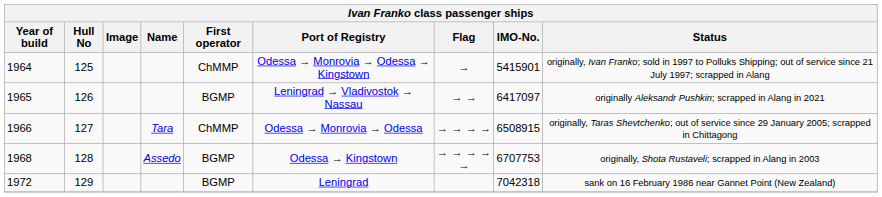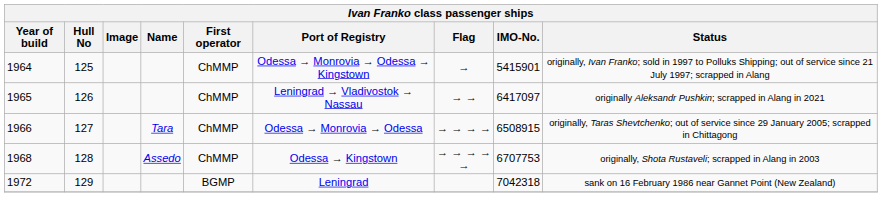(218, 98) BGMP -> (218, 98) ChMMP
(218, 158) BGMP -> (218, 158) ChMMP
